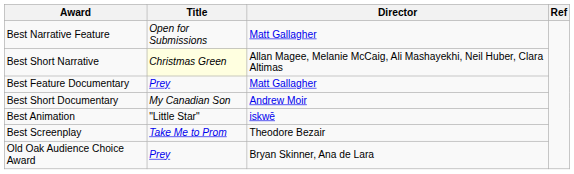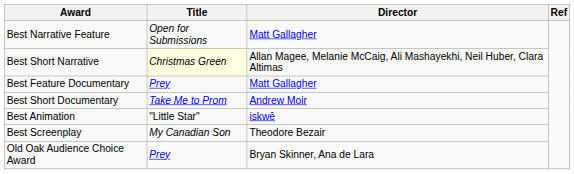(190, 100) My Canadian Son -> (188, 100) Take Me to Prom
(188, 133) Take Me to Prom -> (190, 133) My Canadian Son
